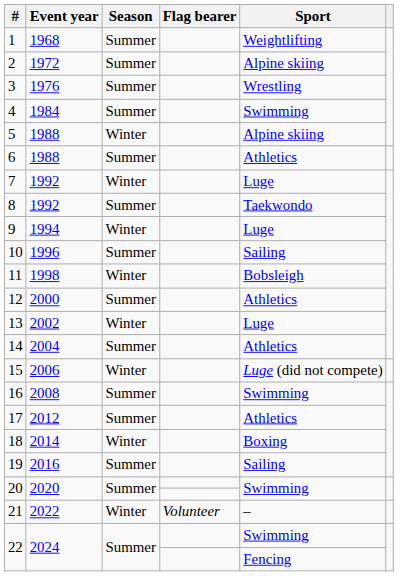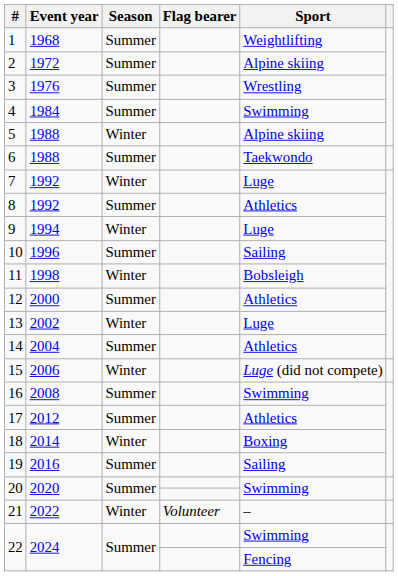(270, 157) Athletics -> (278, 157) Taekwondo
(278, 205) Taekwondo -> (270, 205) Athletics
